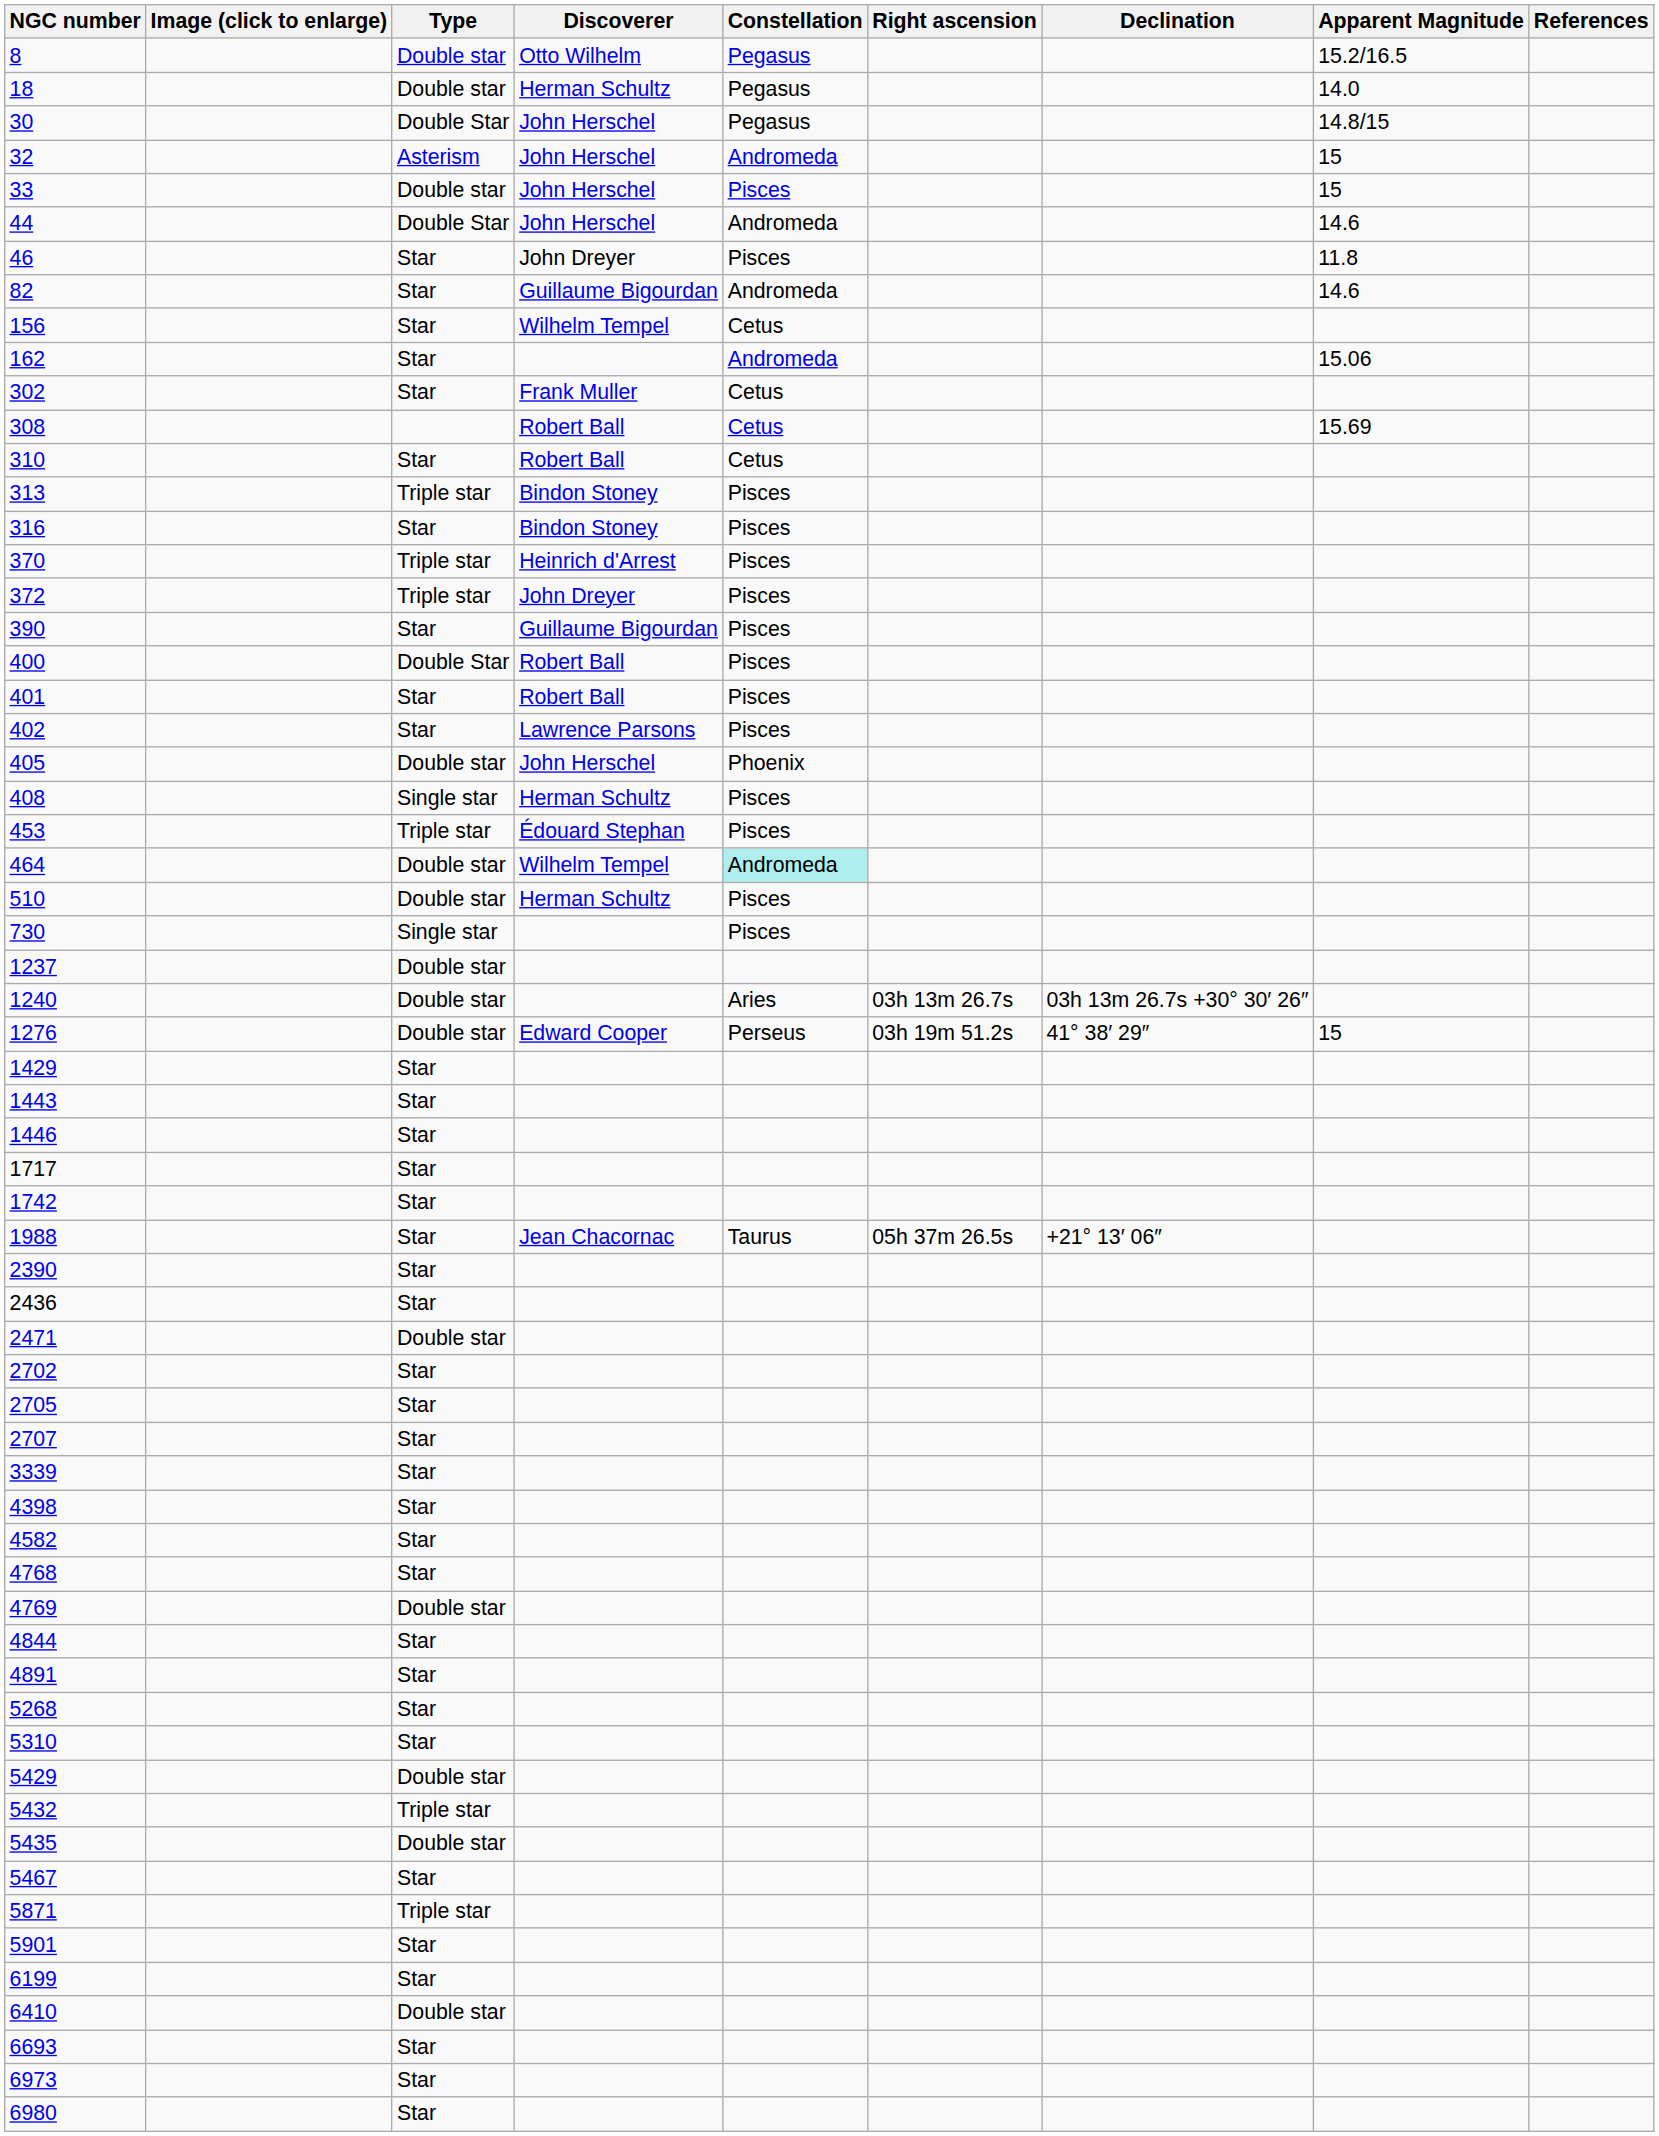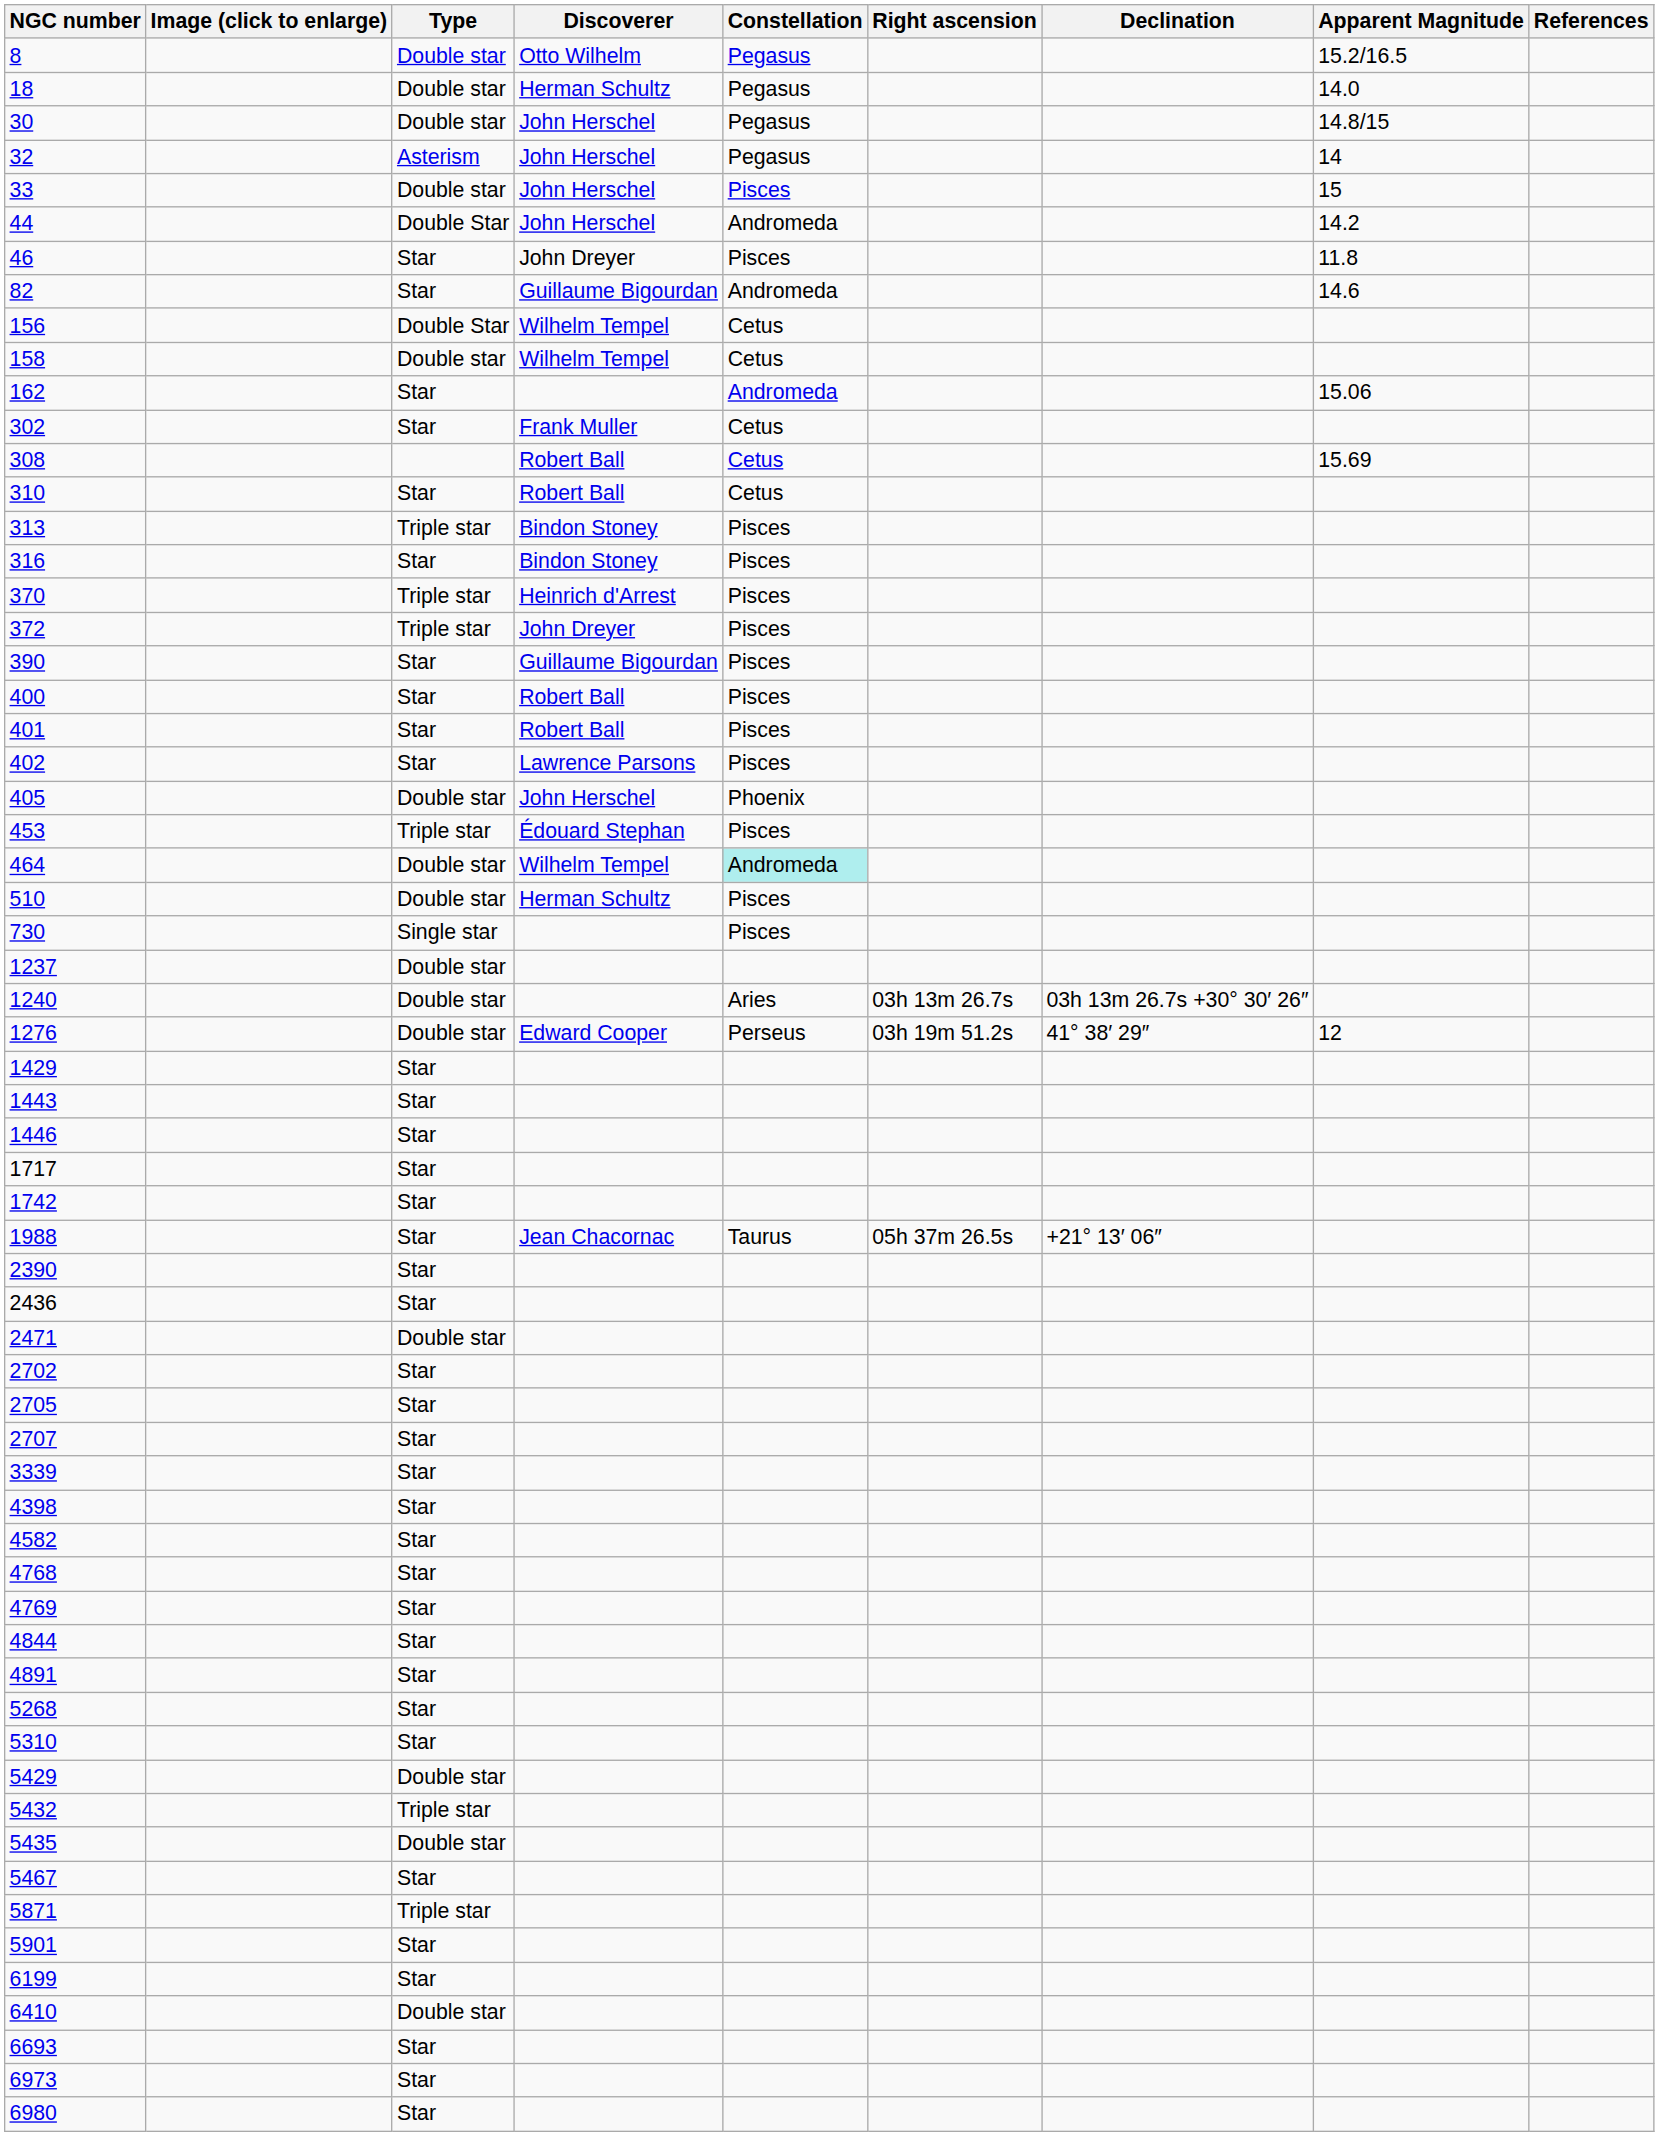(453, 122) Double Star -> (451, 122) Double star
(783, 156) Andromeda -> (769, 156) Pegasus
(1330, 156) 15 -> (1330, 156) 14
(1339, 223) 14.6 -> (1339, 223) 14.2
(416, 325) Star -> (453, 325) Double Star
+ row: (27, 358)
(453, 662) Double Star -> (416, 696) Star
- row: (27, 797)
(1330, 1033) 15 -> (1330, 1033) 12
(451, 1607) Double star -> (416, 1607) Star
